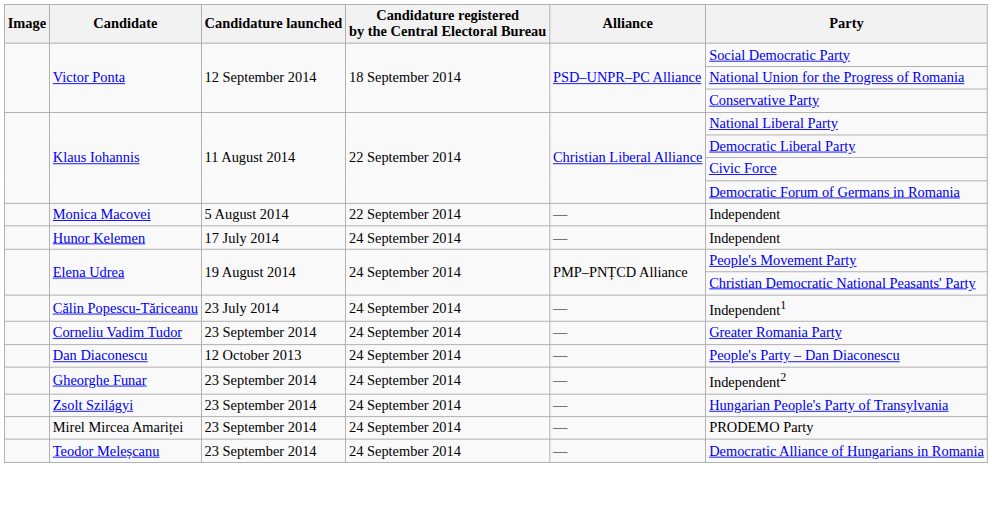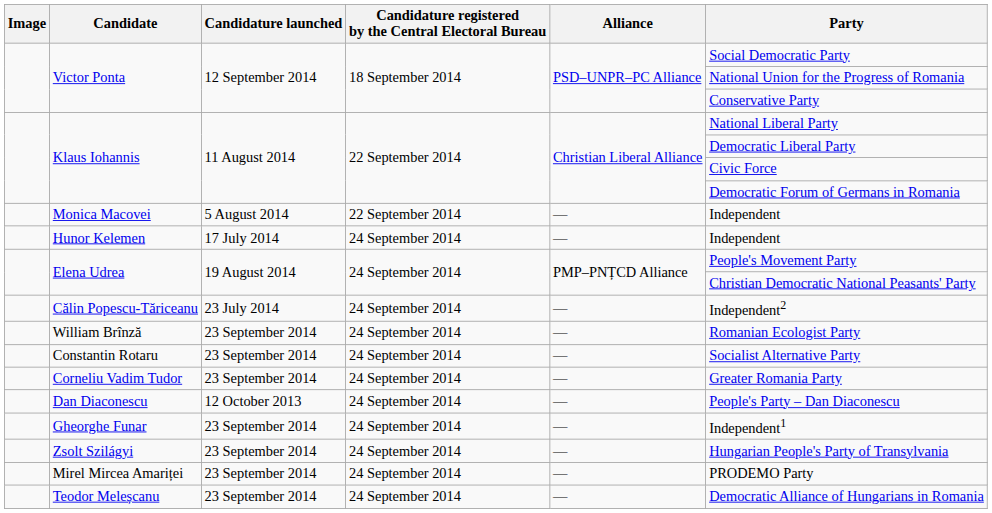(748, 308) Independent1 -> (748, 308) Independent2
+ row: (97, 332)
+ row: (105, 355)
(748, 380) Independent2 -> (748, 426) Independent1
